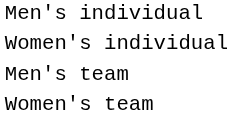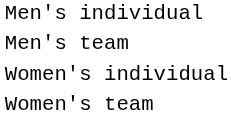rows swapped: (116, 44) <-> (67, 74)
